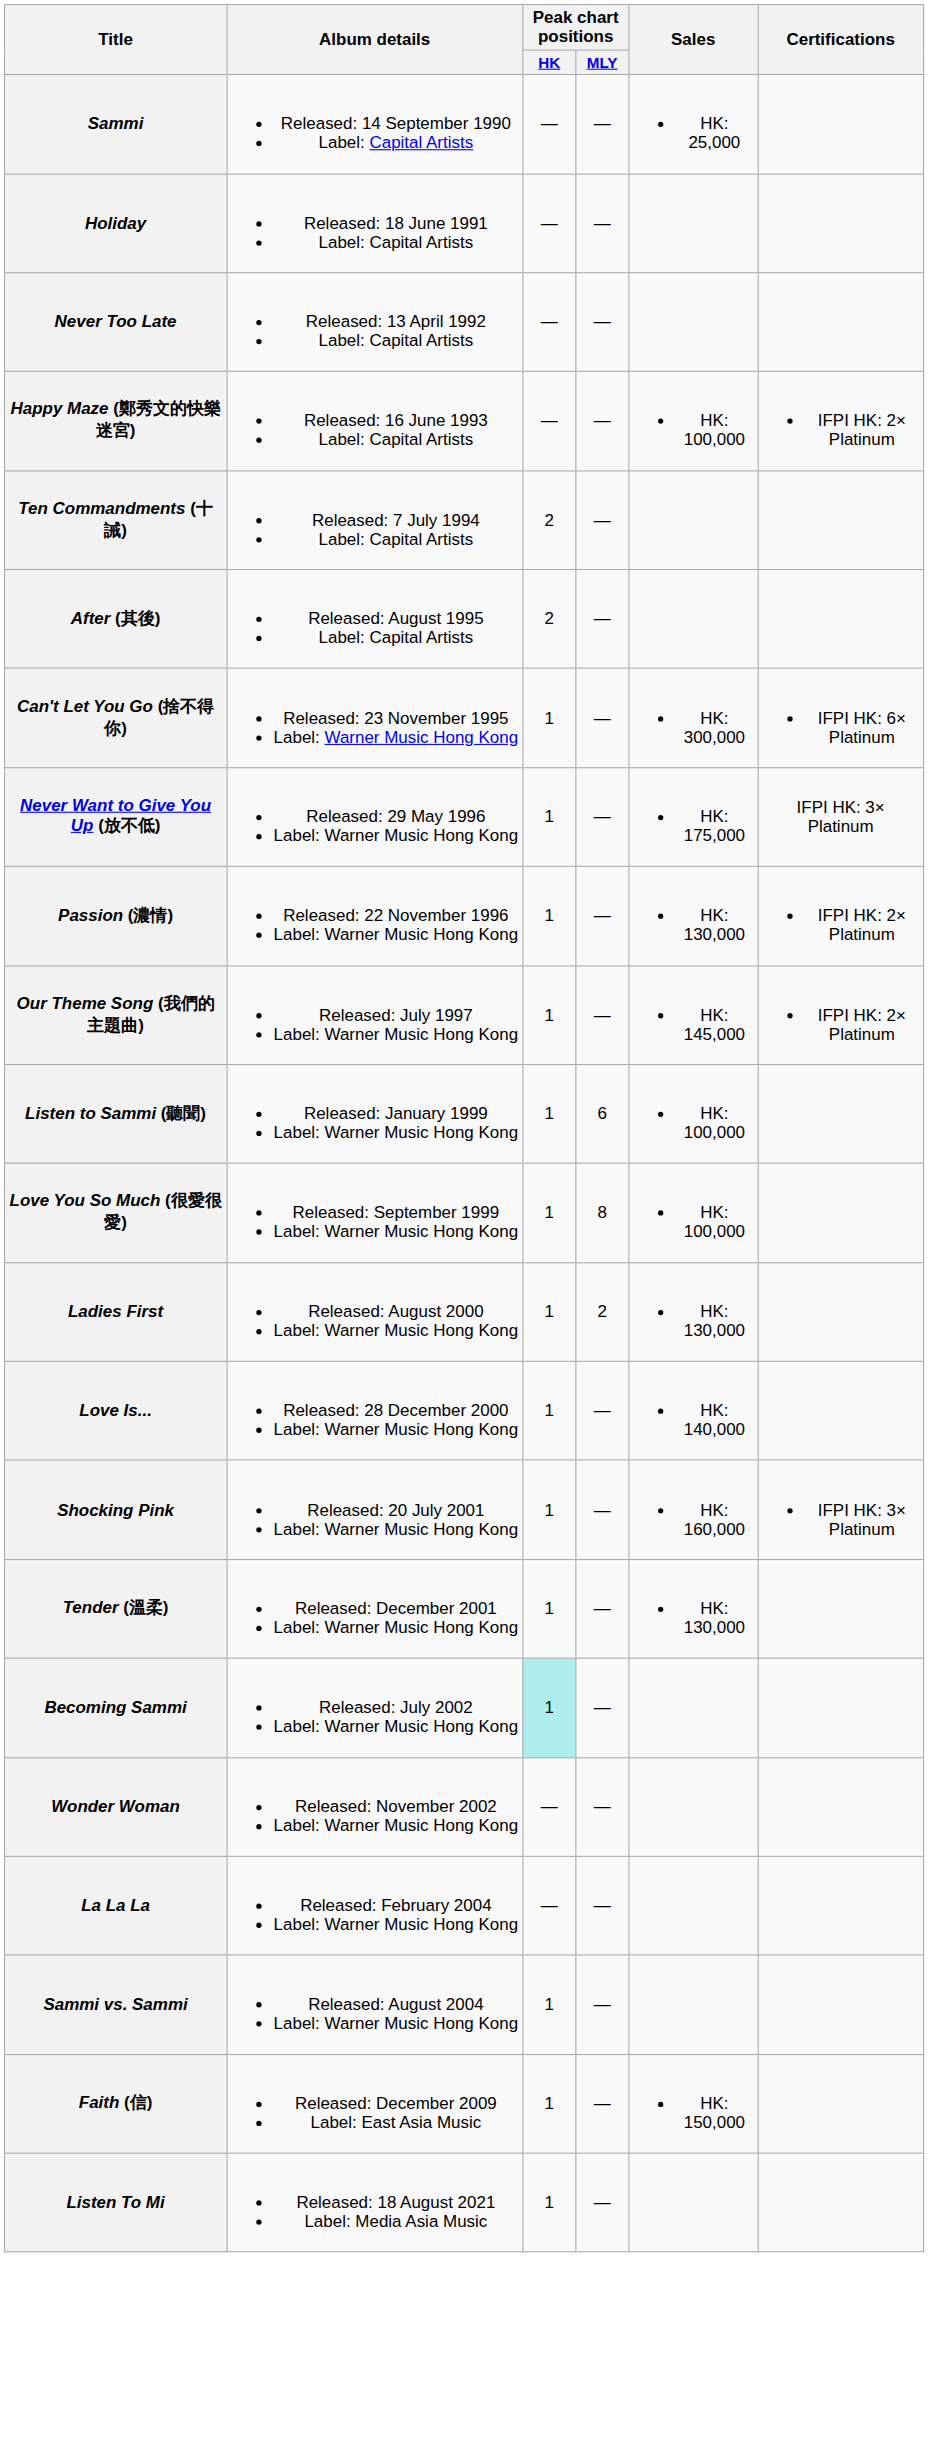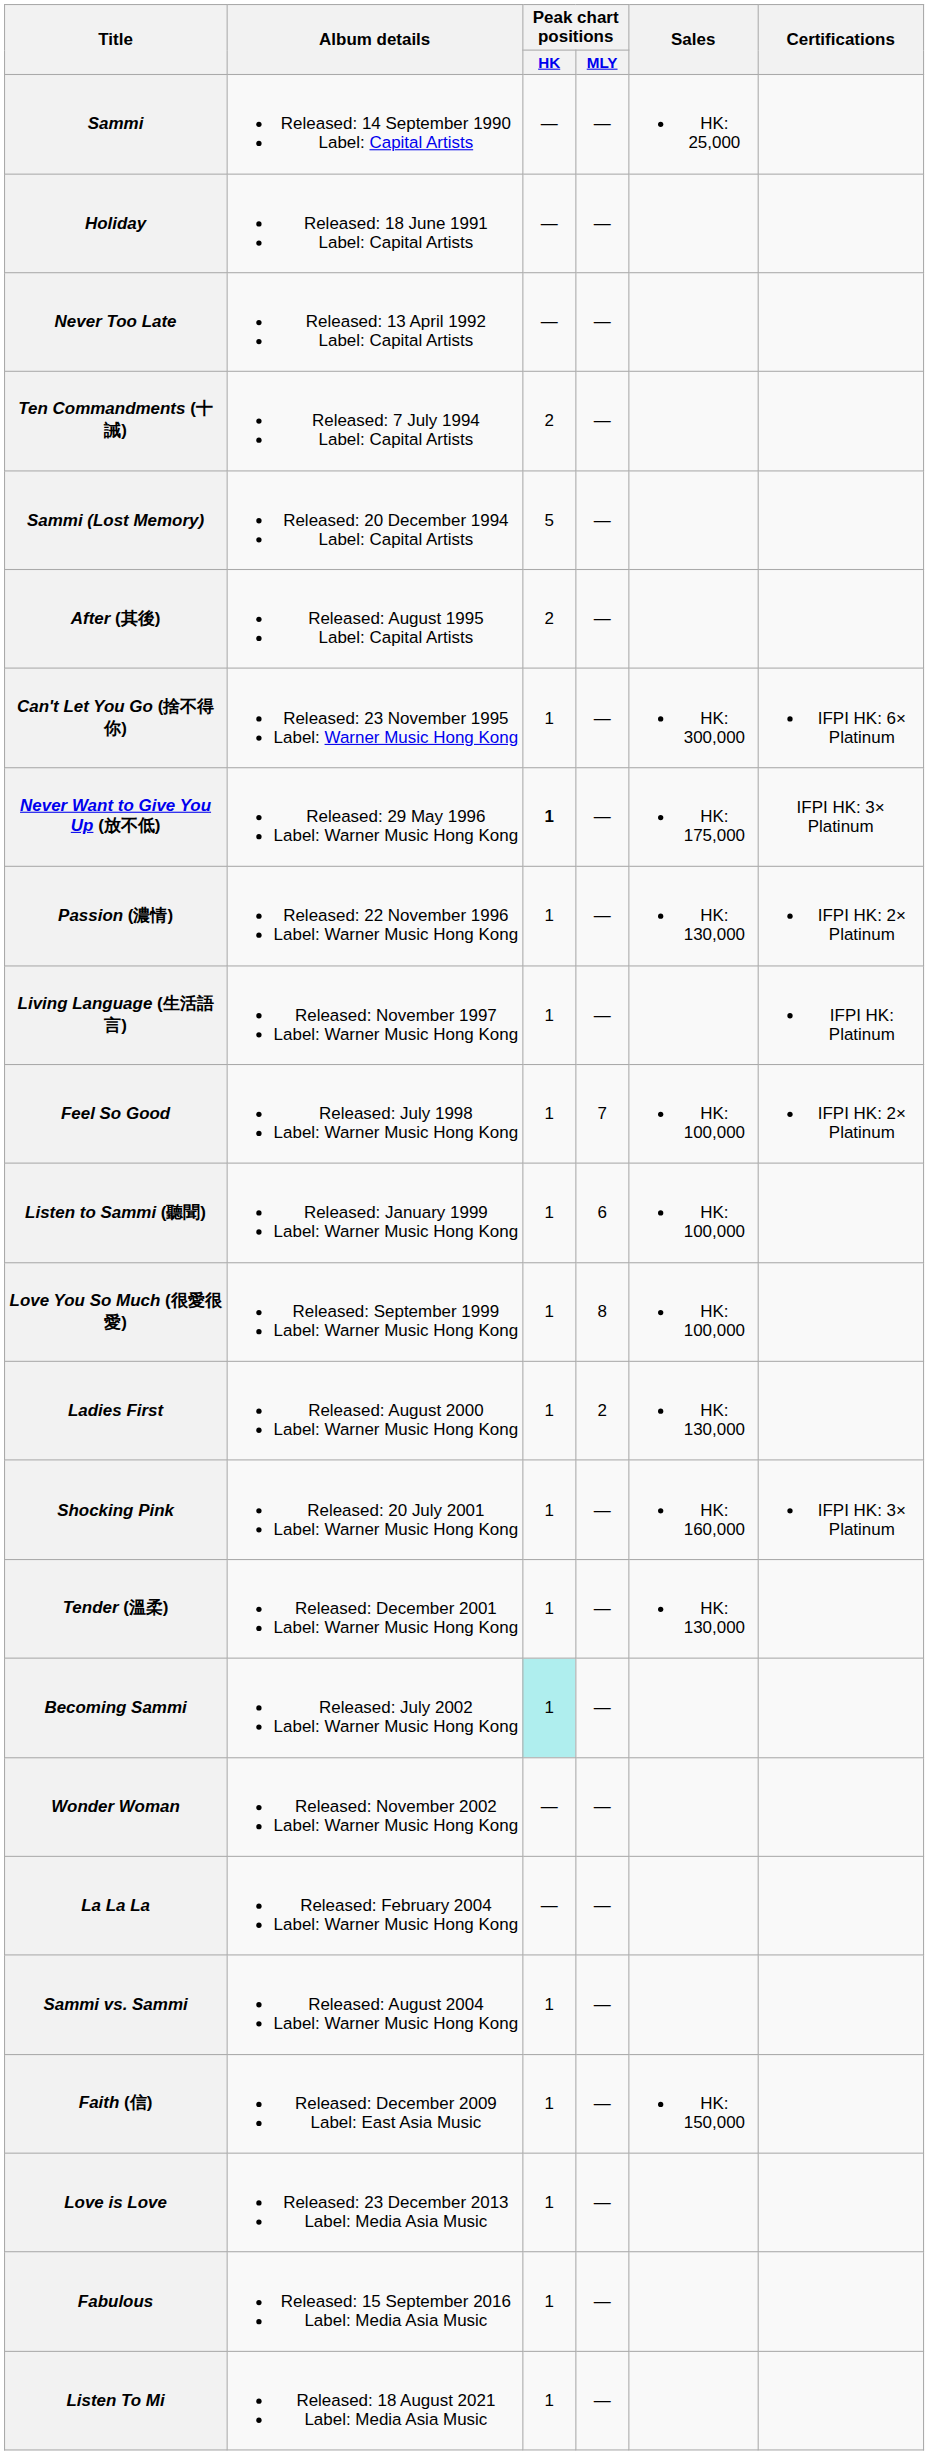- row: (116, 420)
+ row: (116, 519)
(549, 816) normal -> (549, 816) bold
- row: (116, 1014)
+ row: (116, 1014)
+ row: (116, 1113)
- row: (116, 1410)
+ row: (116, 2202)
+ row: (116, 2301)
